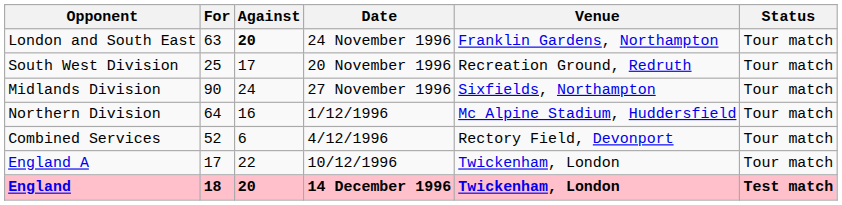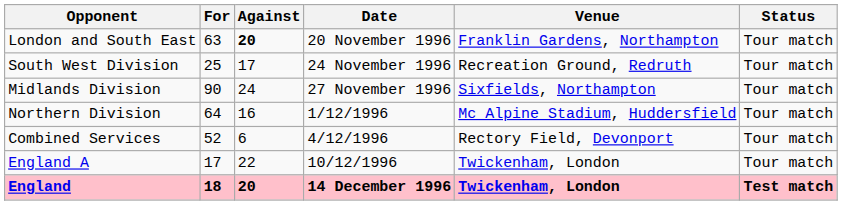(379, 41) 24 November 1996 -> (379, 41) 20 November 1996
(379, 65) 20 November 1996 -> (379, 65) 24 November 1996
